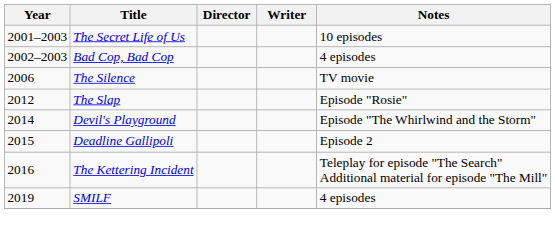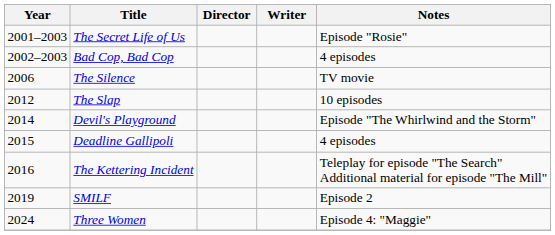(351, 36) 10 episodes -> (363, 36) Episode "Rosie"
(363, 99) Episode "Rosie" -> (351, 99) 10 episodes
(346, 141) Episode 2 -> (348, 141) 4 episodes
(348, 198) 4 episodes -> (346, 198) Episode 2
+ row: (110, 219)
